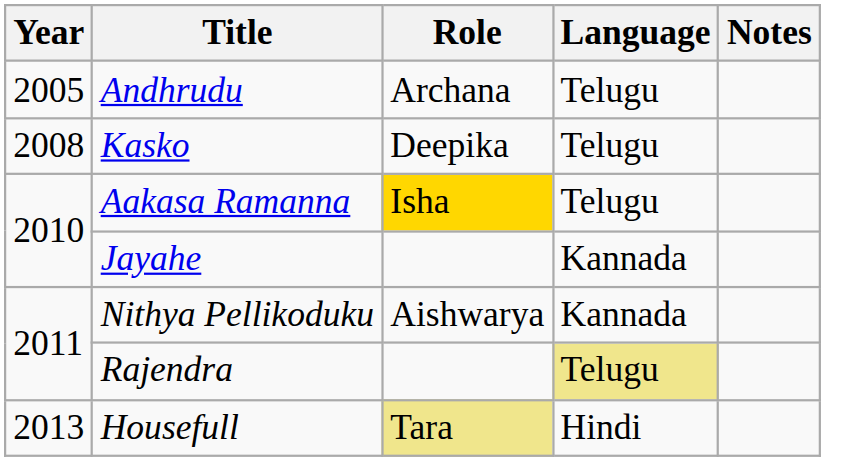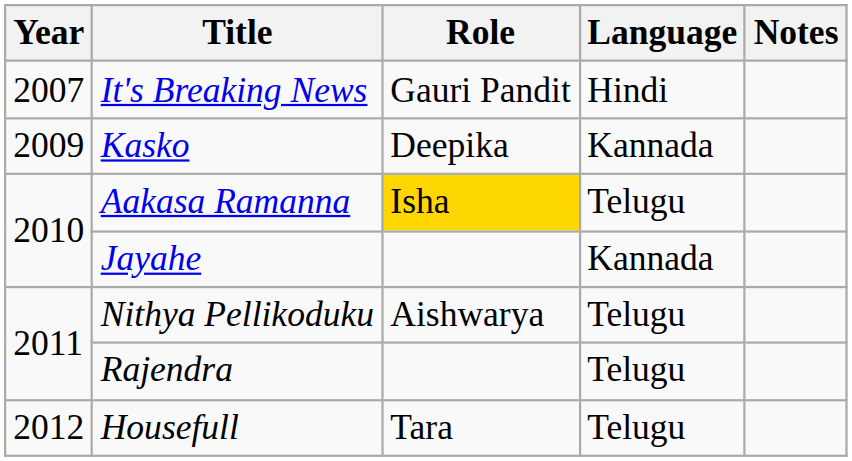- row: (172, 88)
+ row: (234, 88)
(49, 145) 2008 -> (49, 145) 2009
(610, 145) Telugu -> (650, 145) Kannada
(624, 314) Kannada -> (636, 314) Telugu
(610, 370) khaki background -> (636, 370) no background
(49, 426) 2013 -> (49, 426) 2012
(422, 426) khaki background -> (422, 426) no background
(601, 426) Hindi -> (636, 426) Telugu
